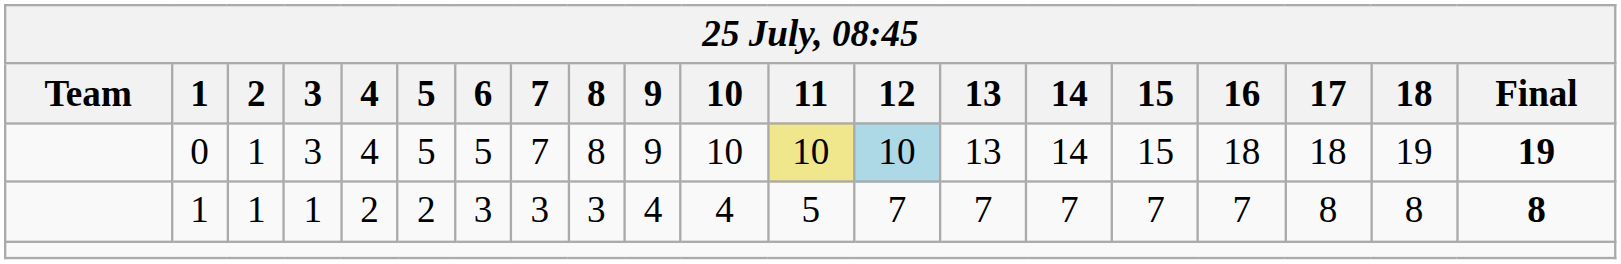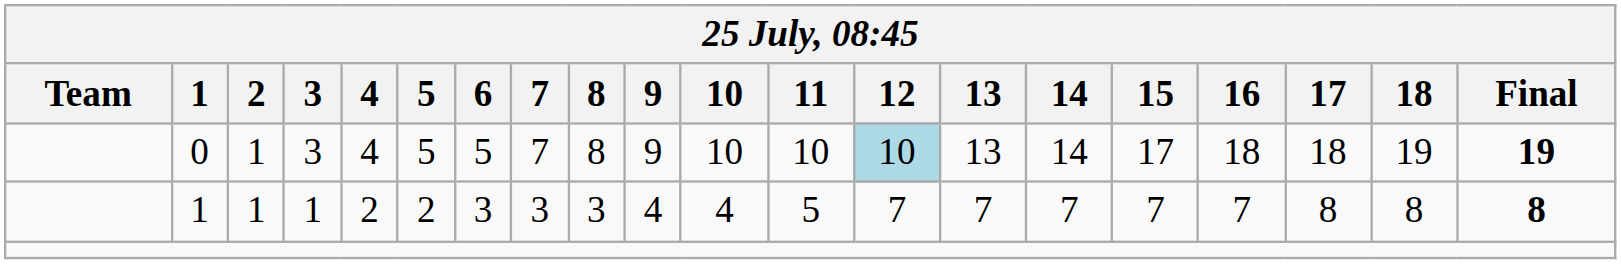(811, 151) khaki background -> (811, 151) no background
(1156, 151) 15 -> (1156, 151) 17
